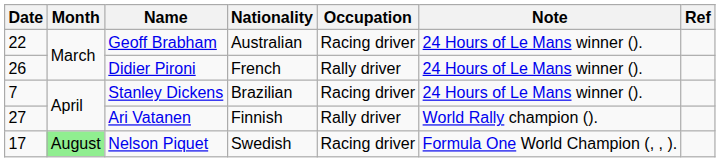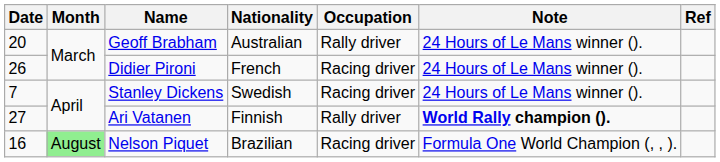(17, 42) 22 -> (17, 42) 20
(368, 42) Racing driver -> (361, 42) Rally driver
(361, 67) Rally driver -> (368, 67) Racing driver
(262, 93) Brazilian -> (261, 93) Swedish
(510, 118) normal -> (517, 118) bold
(17, 143) 17 -> (17, 143) 16
(261, 143) Swedish -> (262, 143) Brazilian
